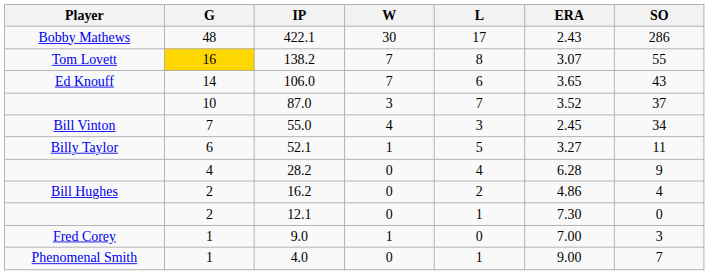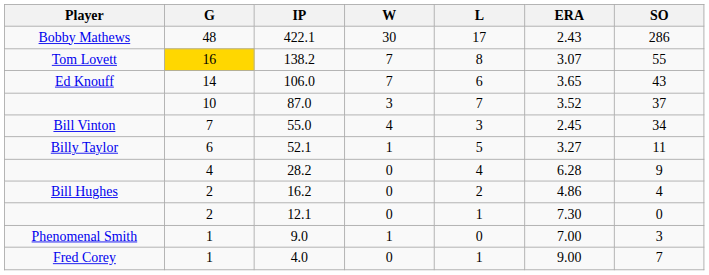(84, 236) Fred Corey -> (84, 236) Phenomenal Smith
(84, 258) Phenomenal Smith -> (84, 258) Fred Corey
